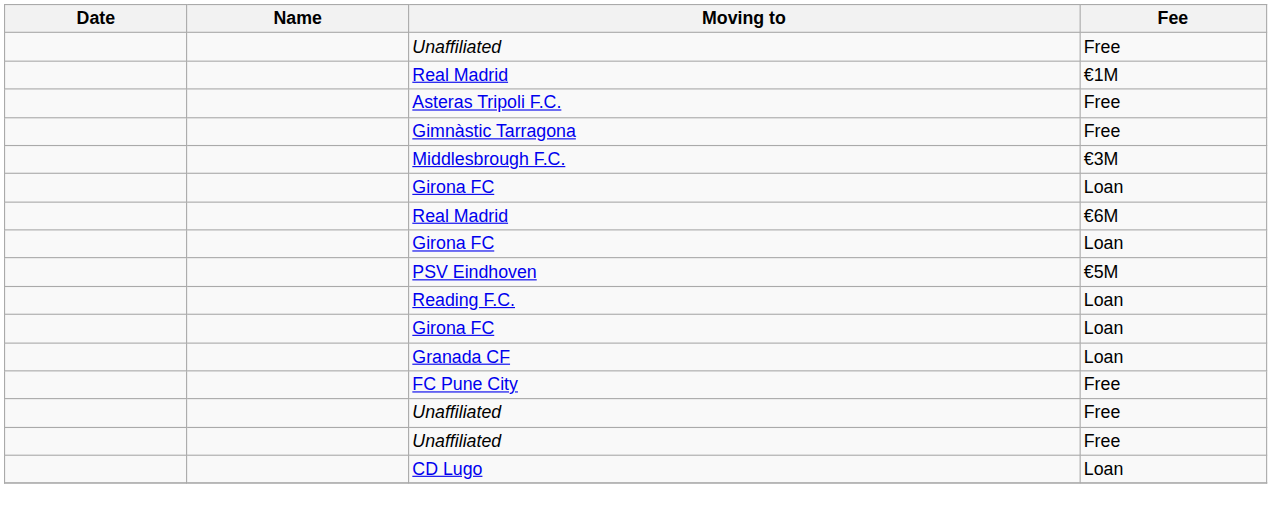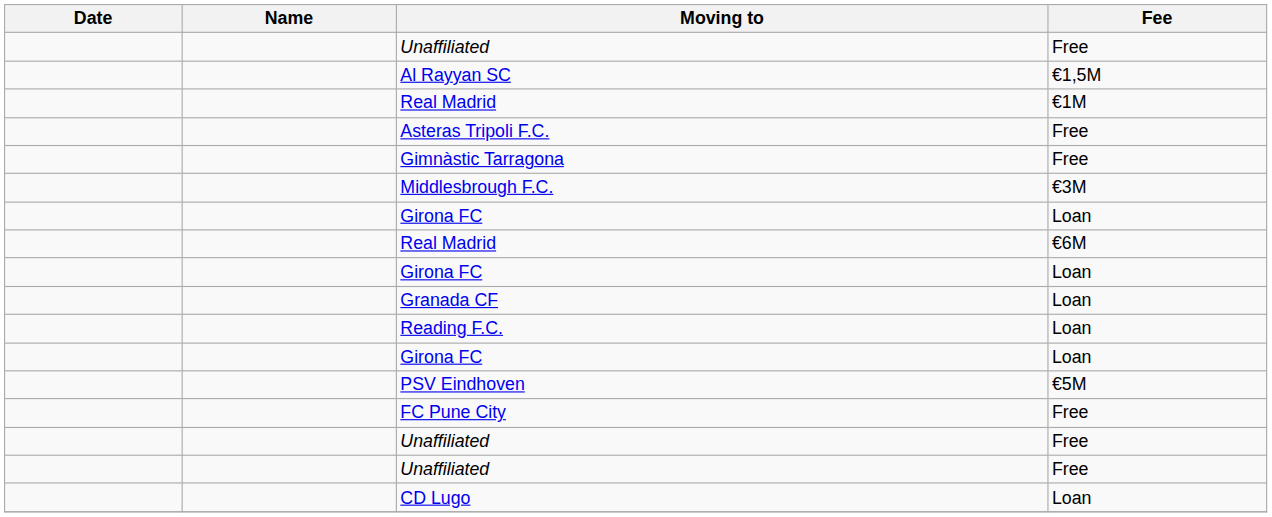+ row: (456, 74)
rows swapped: (475, 272) <-> (461, 356)
